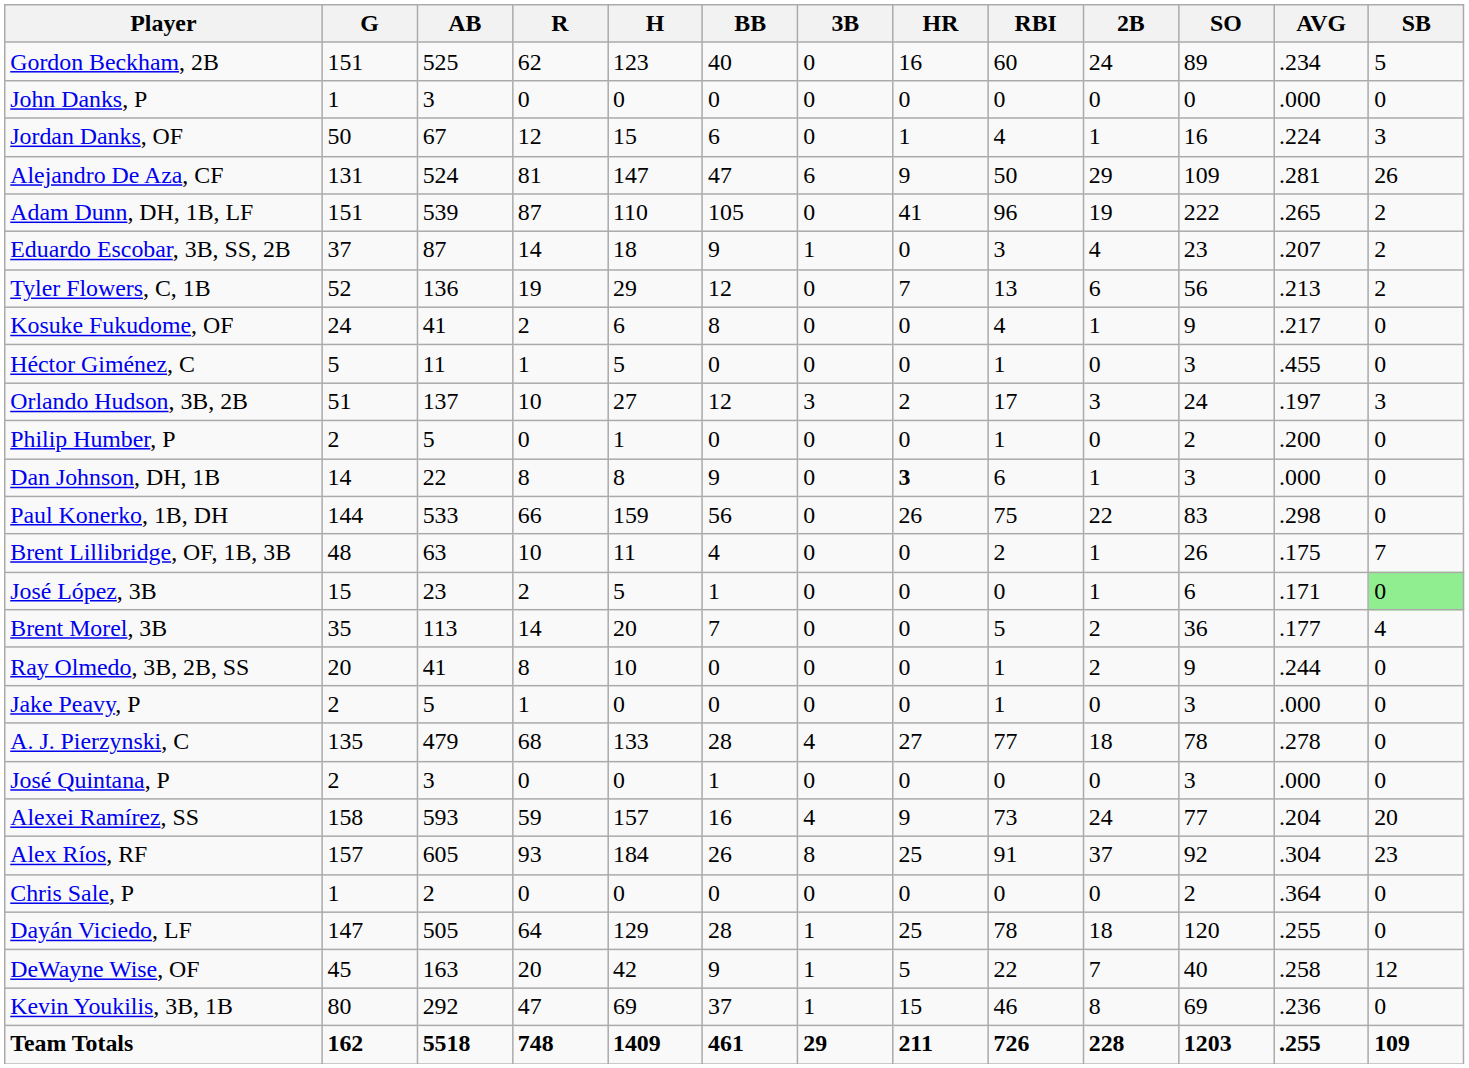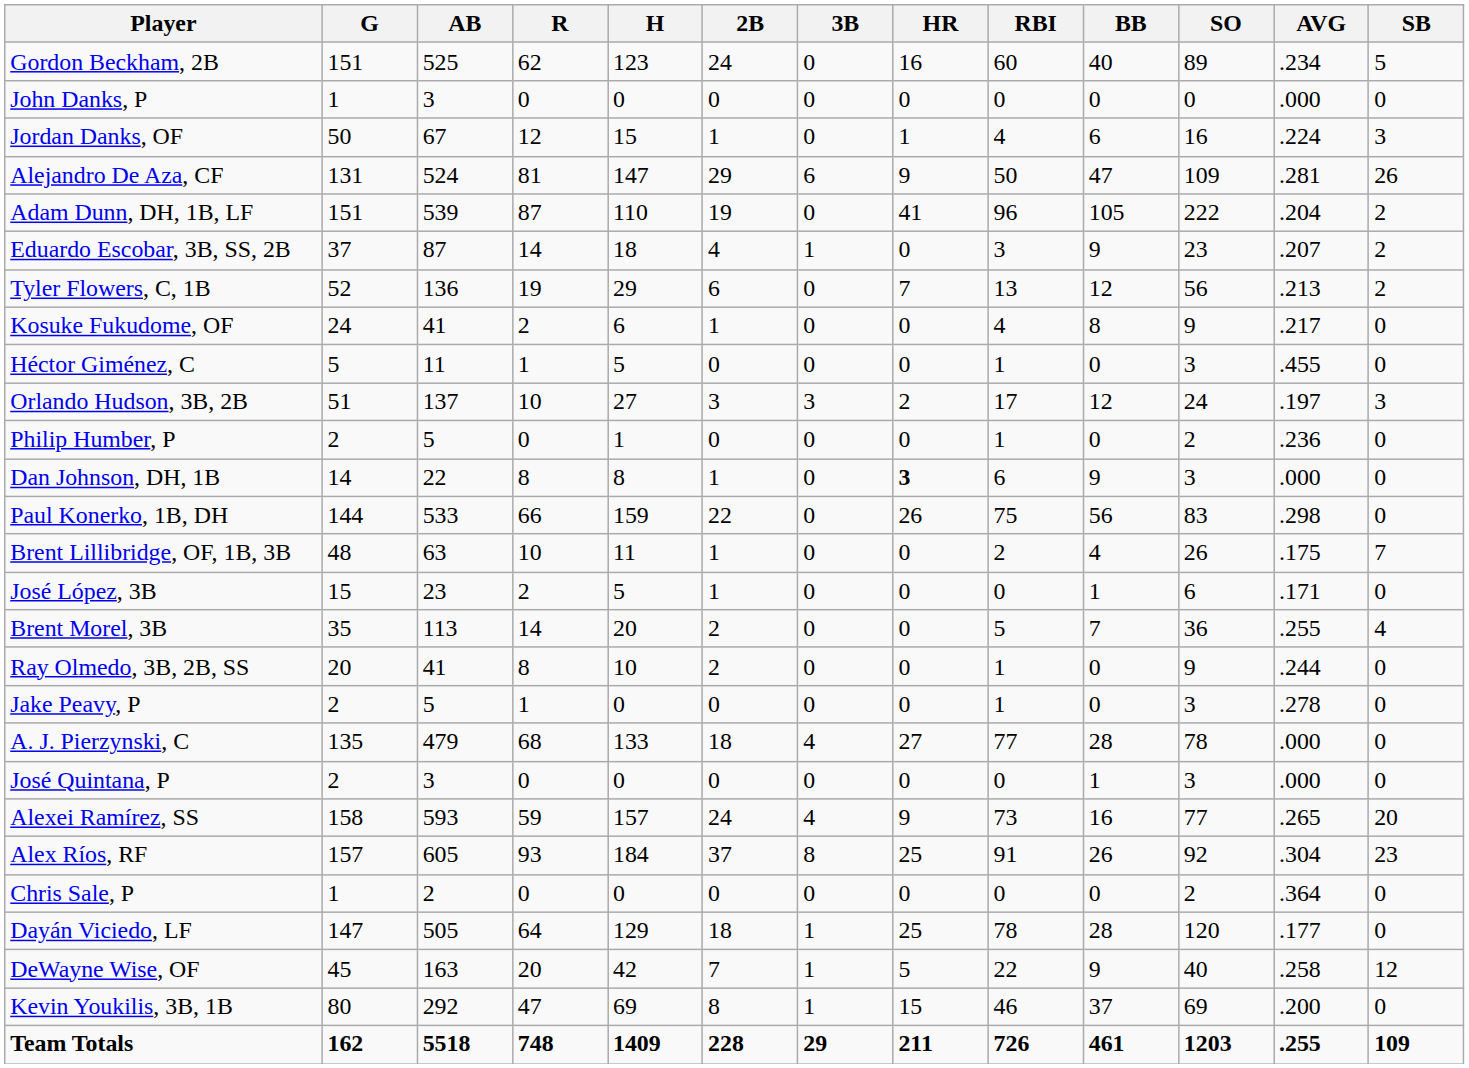columns swapped: (1131, 23) <-> (750, 23)
(1300, 212) .265 -> (1300, 212) .204
(1300, 439) .200 -> (1300, 439) .236
(1380, 590) lightgreen background -> (1380, 590) no background
(1300, 628) .177 -> (1300, 628) .255
(1300, 703) .000 -> (1300, 703) .278
(1300, 741) .278 -> (1300, 741) .000
(1300, 817) .204 -> (1300, 817) .265
(1300, 930) .255 -> (1300, 930) .177
(1300, 1006) .236 -> (1300, 1006) .200
